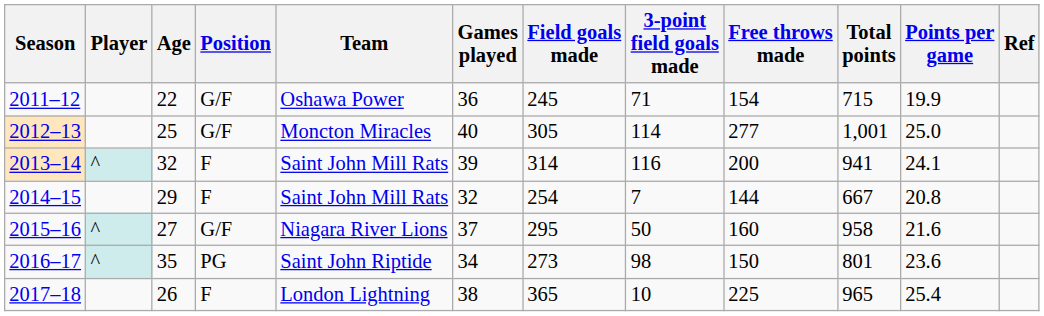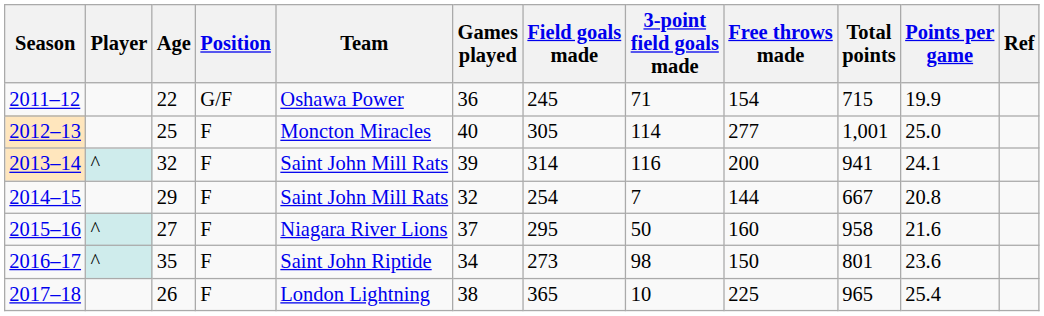(216, 131) G/F -> (206, 131) F
(216, 229) G/F -> (206, 229) F
(213, 261) PG -> (206, 261) F
